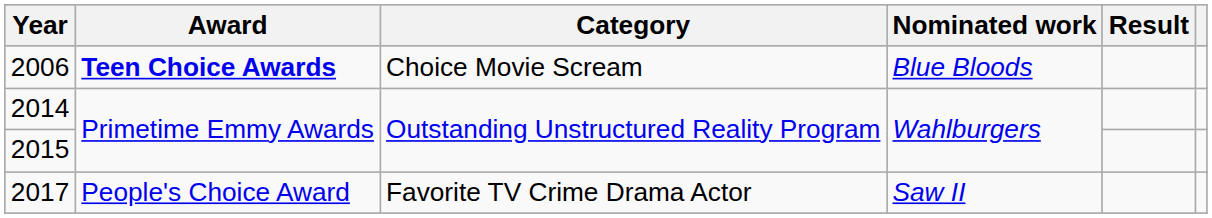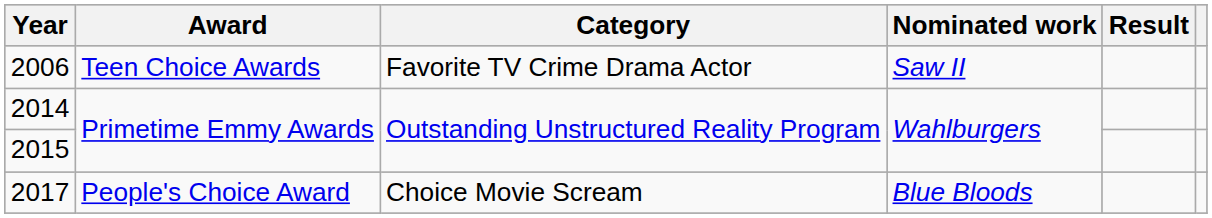(209, 66) bold -> (201, 66) normal
(514, 66) Choice Movie Scream -> (569, 66) Favorite TV Crime Drama Actor
(963, 66) Blue Bloods -> (929, 66) Saw II
(569, 191) Favorite TV Crime Drama Actor -> (514, 191) Choice Movie Scream
(929, 191) Saw II -> (963, 191) Blue Bloods
